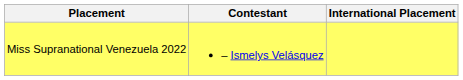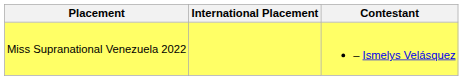columns swapped: (258, 13) <-> (392, 13)
